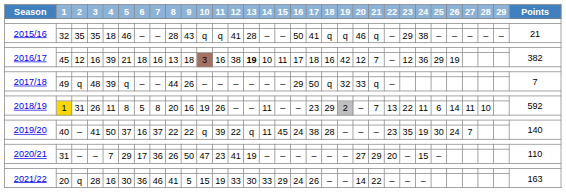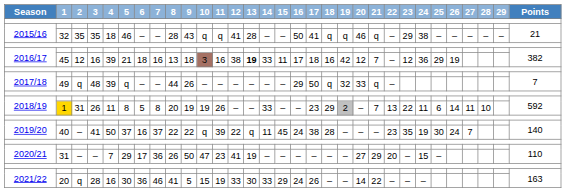(267, 60) 10 -> (267, 60) 33
(189, 108) 16 -> (189, 108) 19
(267, 108) 11 -> (267, 108) 33
